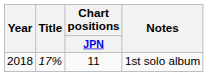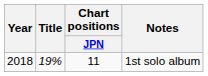(50, 62) 17% -> (50, 62) 19%
